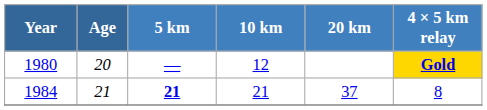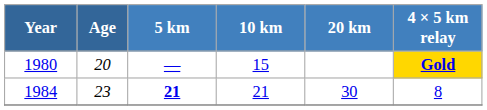(261, 64) 12 -> (261, 64) 15
(102, 91) 21 -> (102, 91) 23
(349, 91) 37 -> (349, 91) 30
